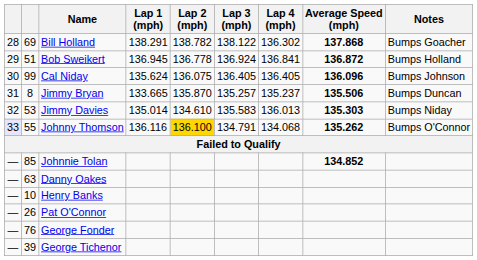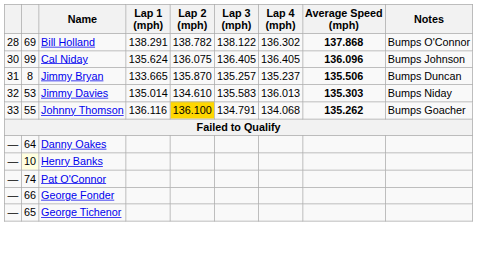(427, 42) Bumps Goacher -> (429, 42) Bumps O'Connor
- row: (73, 59)
(13, 128) lavender background -> (13, 111) no background
(429, 128) Bumps O'Connor -> (427, 111) Bumps Goacher
- row: (74, 162)
(30, 179) 63 -> (30, 145) 64
(30, 196) no background -> (30, 162) lightyellow background
(30, 213) 26 -> (30, 179) 74
(30, 230) 76 -> (30, 196) 66
(30, 247) 39 -> (30, 213) 65
